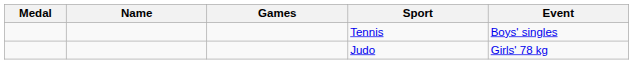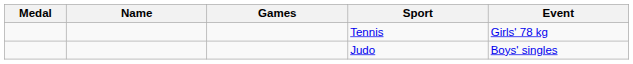(524, 31) Boys' singles -> (519, 31) Girls' 78 kg
(519, 50) Girls' 78 kg -> (524, 50) Boys' singles
